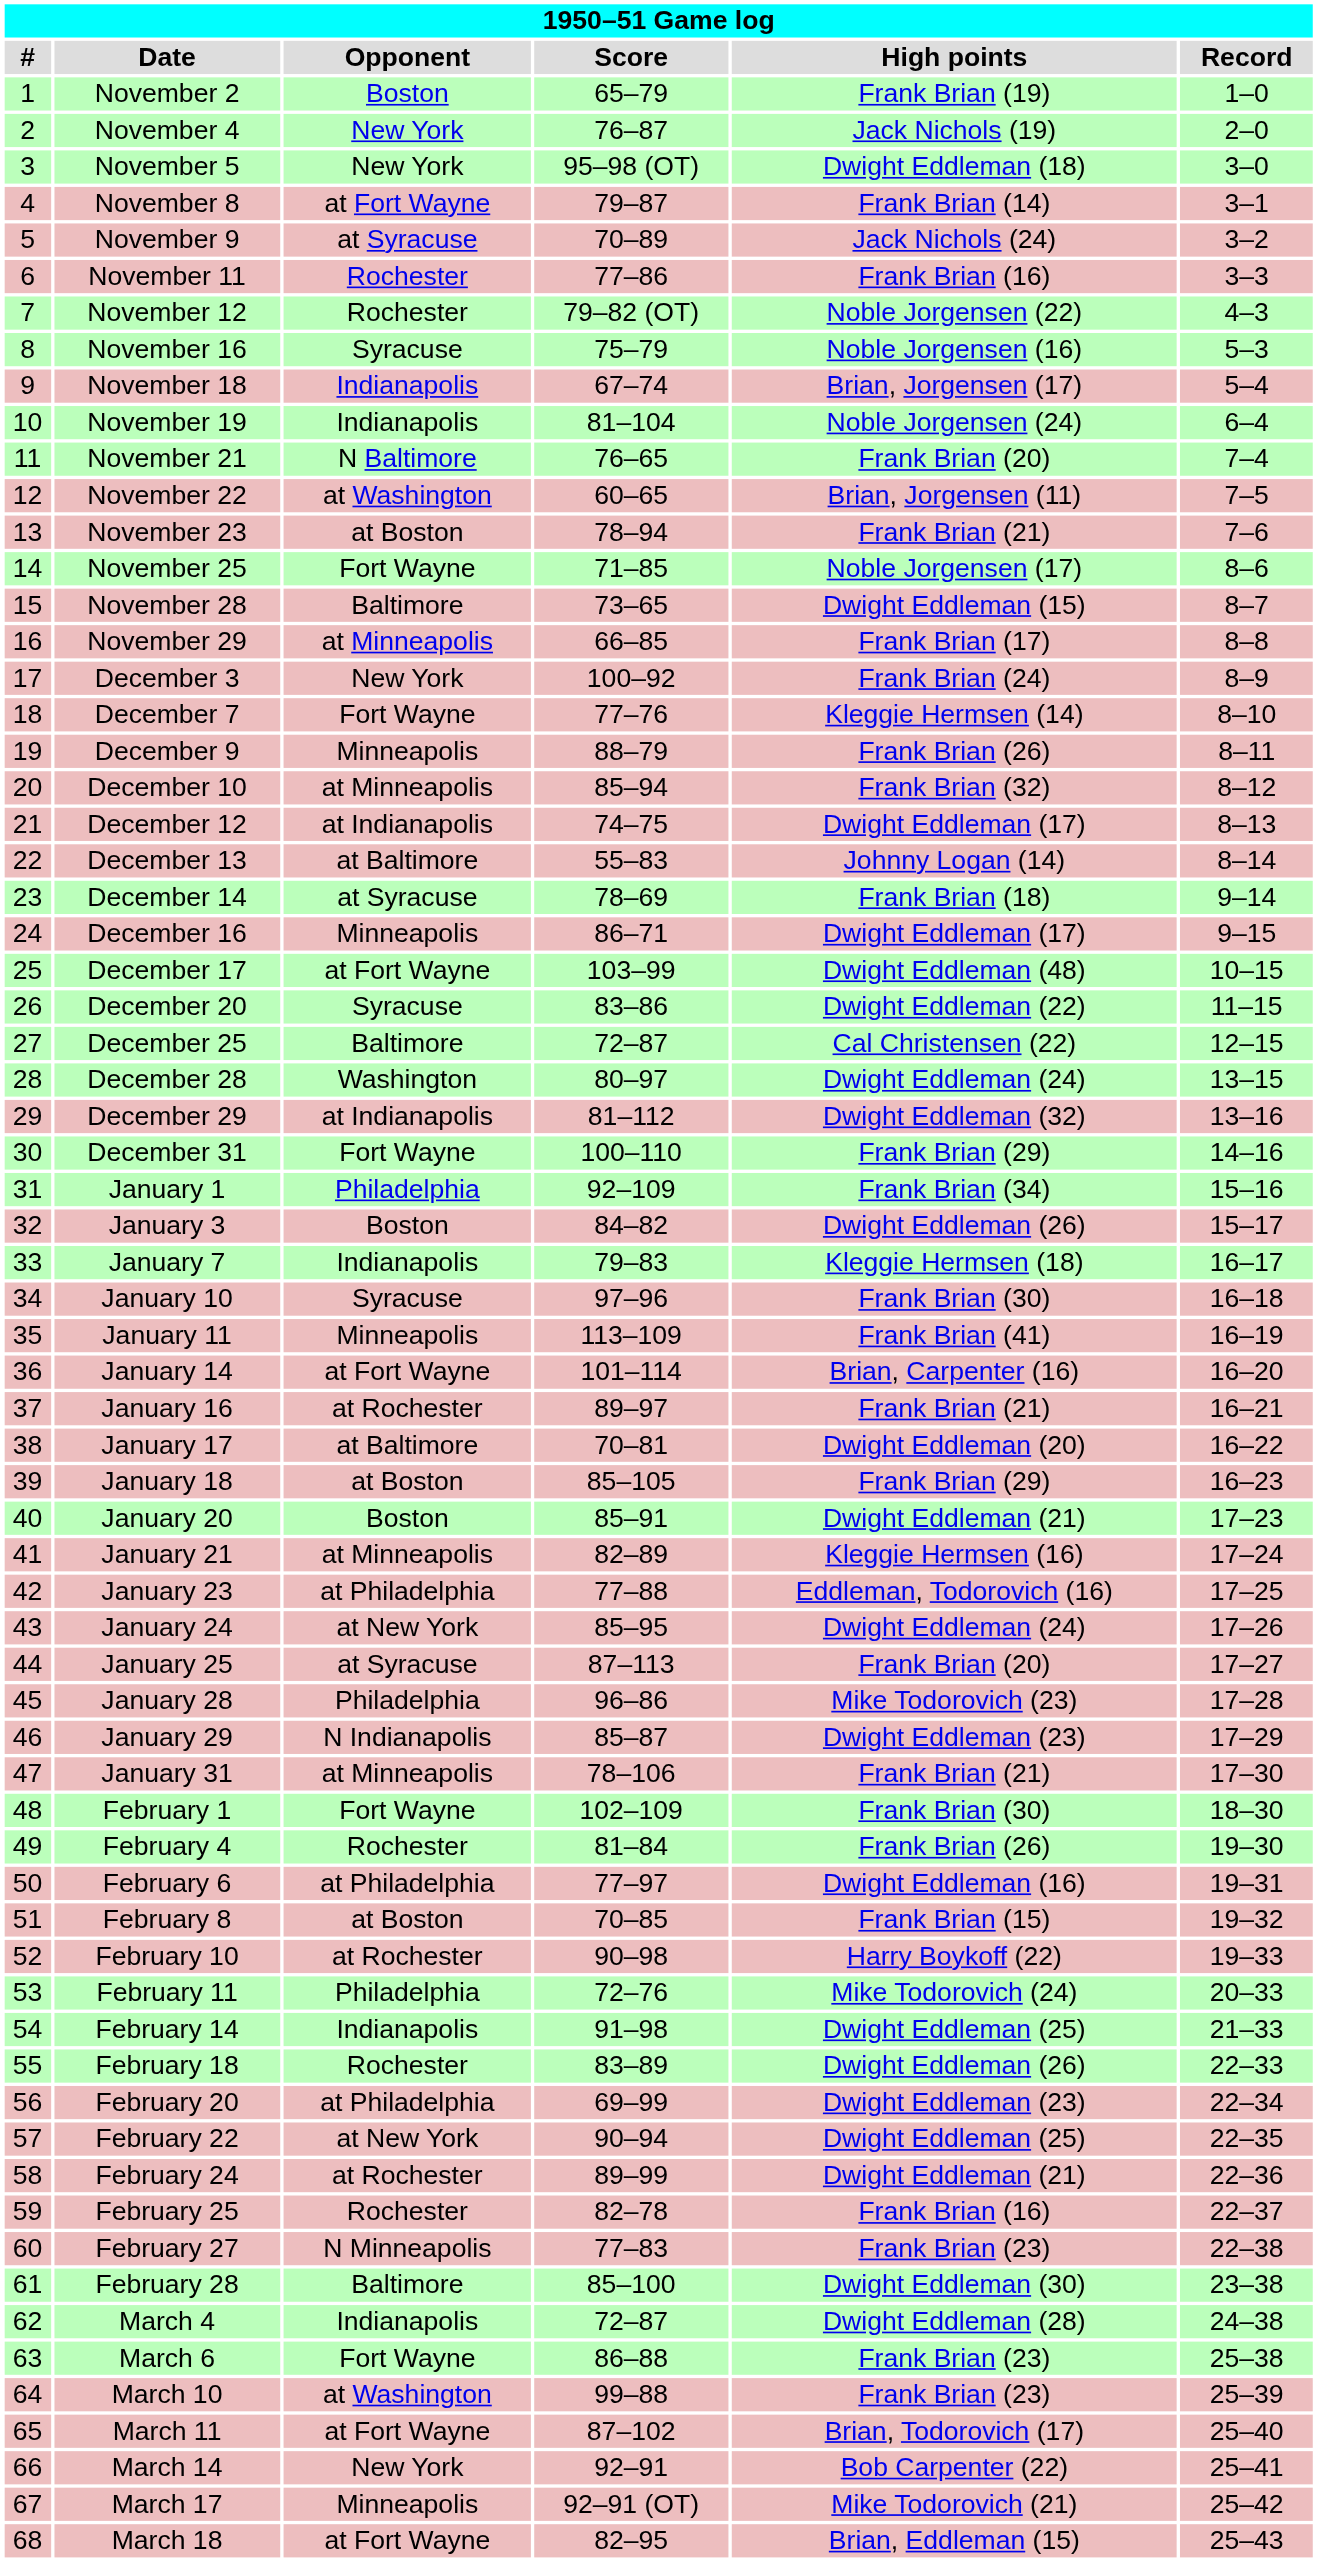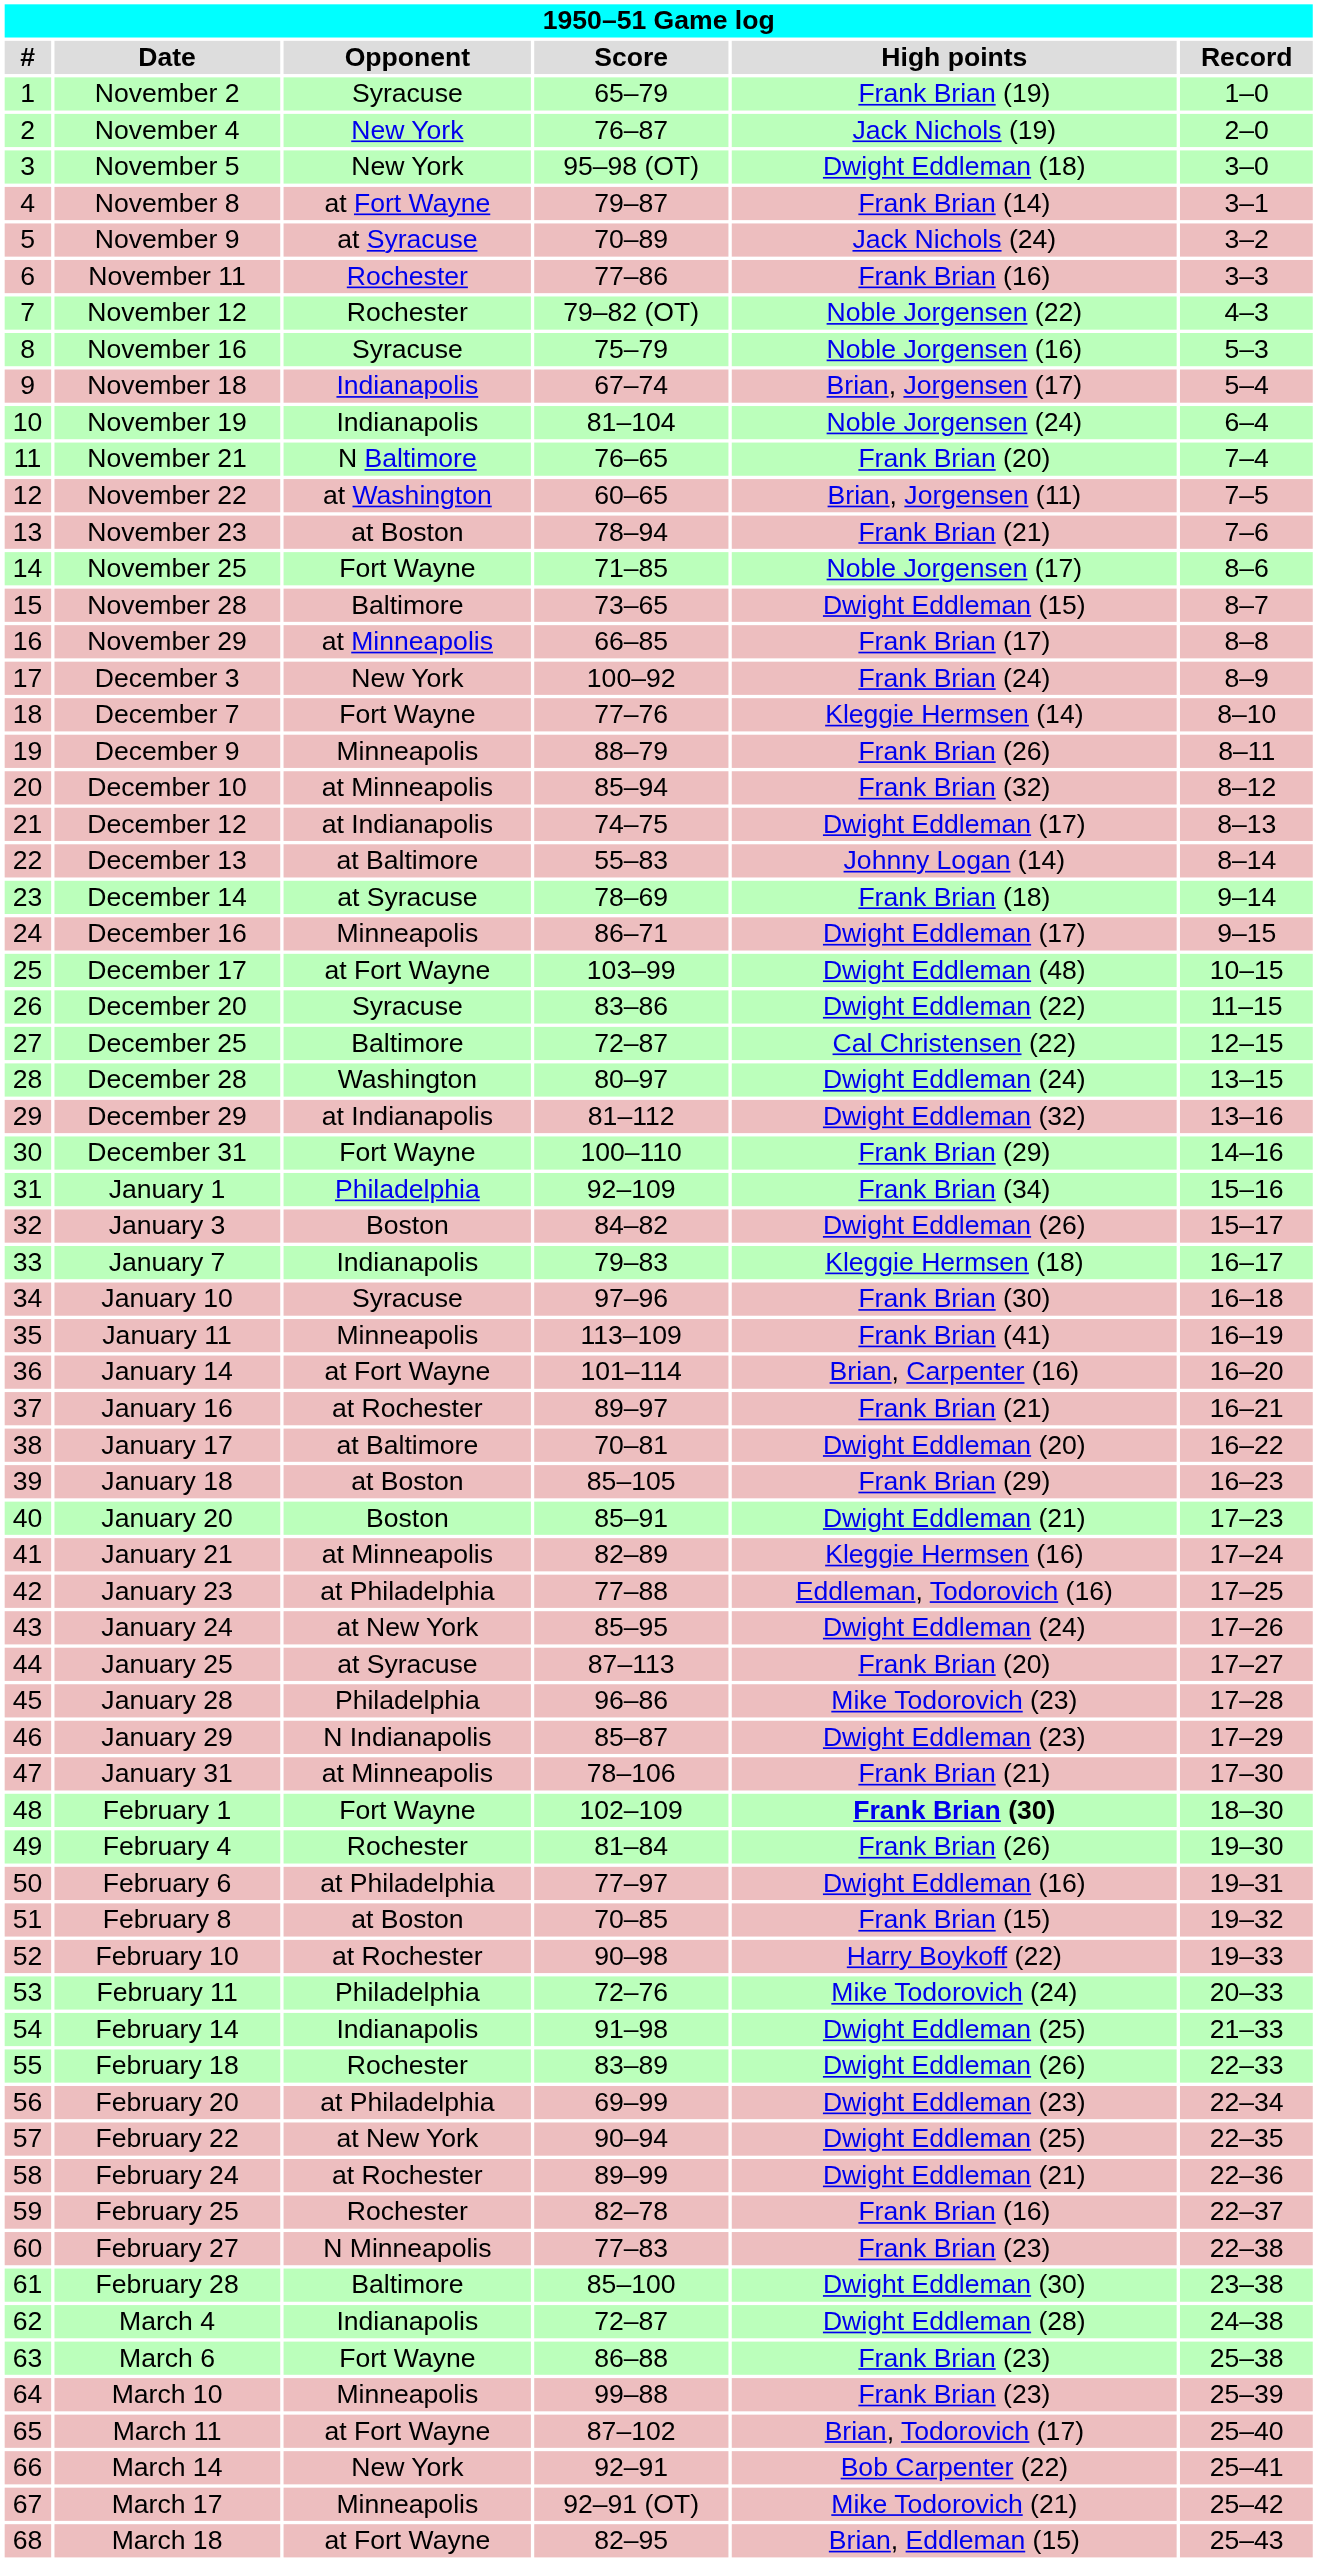(407, 93) Boston -> (407, 93) Syracuse
(954, 1810) normal -> (954, 1810) bold
(407, 2394) at Washington -> (407, 2394) Minneapolis
